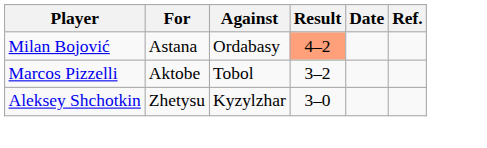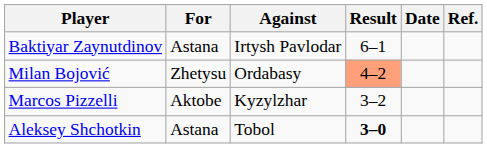+ row: (85, 45)
(173, 45) Astana -> (198, 73) Zhetysu
(233, 73) Tobol -> (271, 101) Kyzylzhar
(177, 101) Zhetysu -> (194, 128) Astana
(249, 101) Kyzylzhar -> (255, 128) Tobol
(317, 101) normal -> (373, 128) bold
